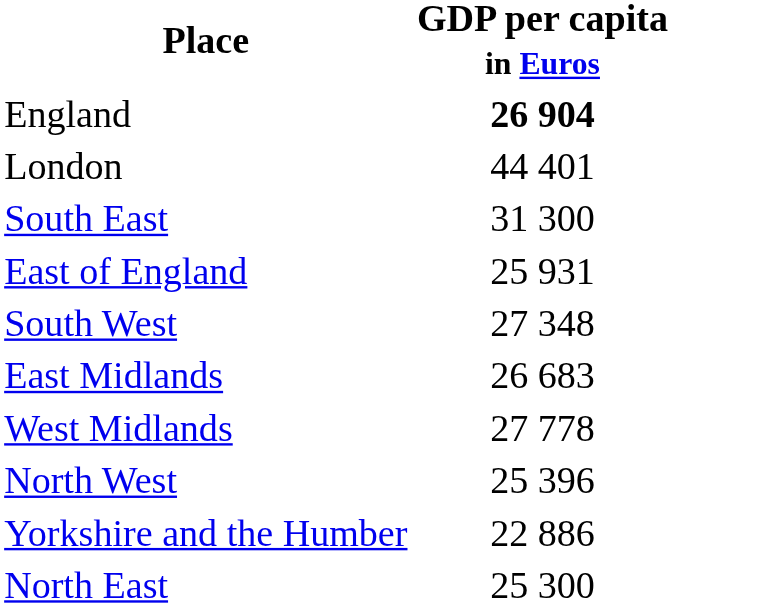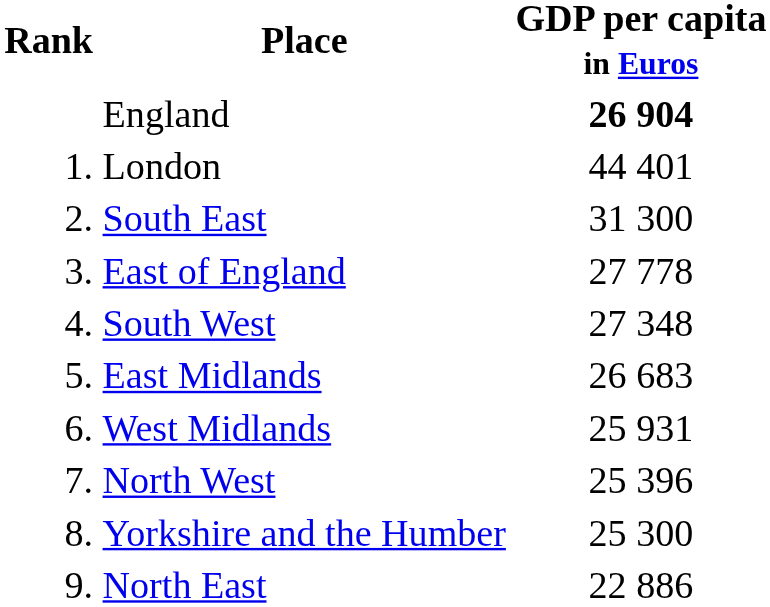+ column: (49, 40)
(543, 271) 25 931 -> (641, 271) 27 778
(543, 428) 27 778 -> (641, 428) 25 931
(543, 532) 22 886 -> (641, 532) 25 300
(543, 585) 25 300 -> (641, 585) 22 886
